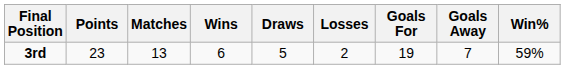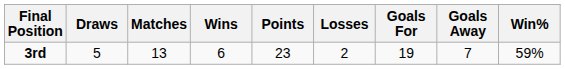columns swapped: (97, 24) <-> (283, 24)
